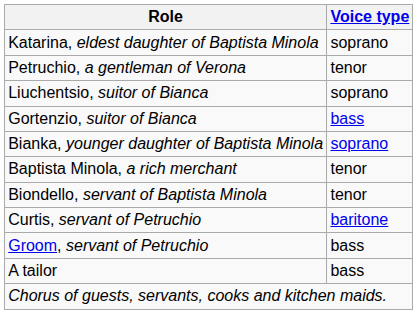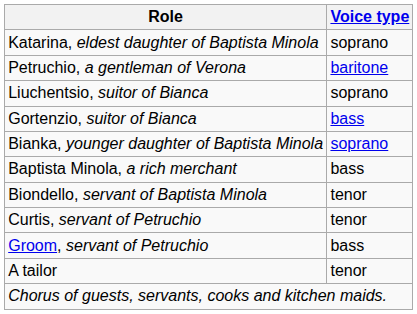(349, 67) tenor -> (359, 67) baritone
(349, 169) tenor -> (347, 169) bass
(359, 220) baritone -> (349, 220) tenor
(347, 270) bass -> (349, 270) tenor
